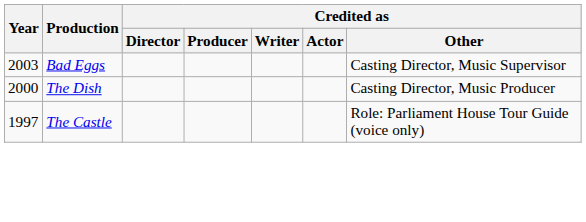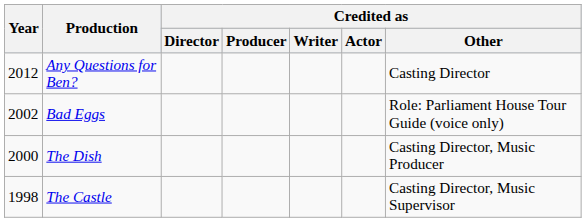+ row: (101, 73)
(23, 64) 2003 -> (23, 114) 2002
(458, 64) Casting Director, Music Supervisor -> (478, 114) Role: Parliament House Tour Guide (voice only)
(23, 121) 1997 -> (23, 196) 1998
(459, 121) Role: Parliament House Tour Guide (voice only) -> (462, 196) Casting Director, Music Supervisor
